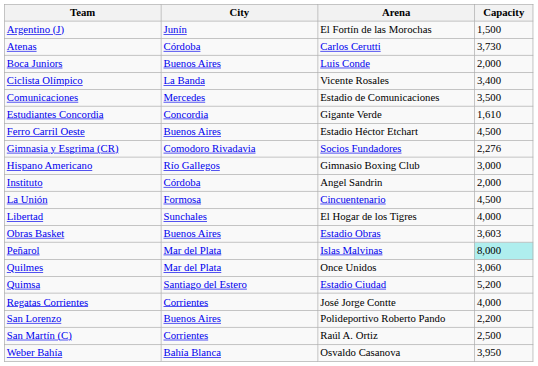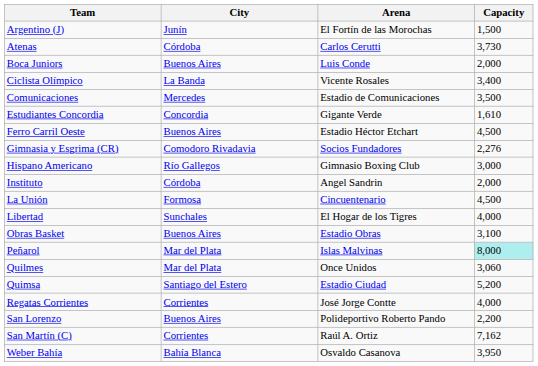(489, 234) 3,603 -> (489, 234) 3,100
(489, 336) 2,500 -> (489, 336) 7,162
